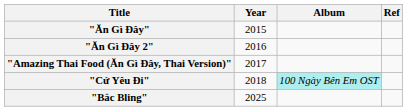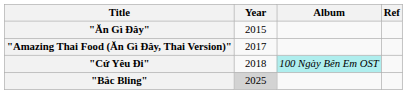- row: (119, 47)
(256, 98) no background -> (256, 81) lightgrey background
